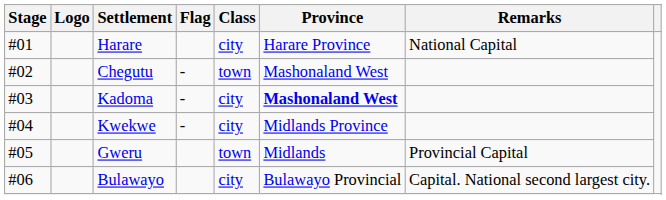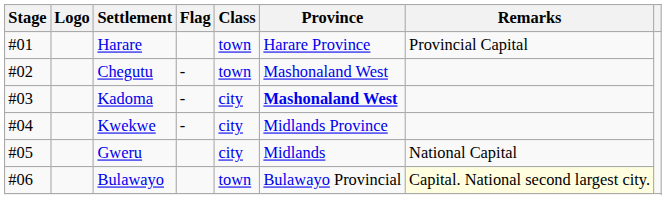(231, 45) city -> (235, 45) town
(463, 45) National Capital -> (469, 45) Provincial Capital
(235, 153) town -> (231, 153) city
(469, 153) Provincial Capital -> (463, 153) National Capital
(231, 180) city -> (235, 180) town
(530, 180) no background -> (530, 180) lightyellow background
